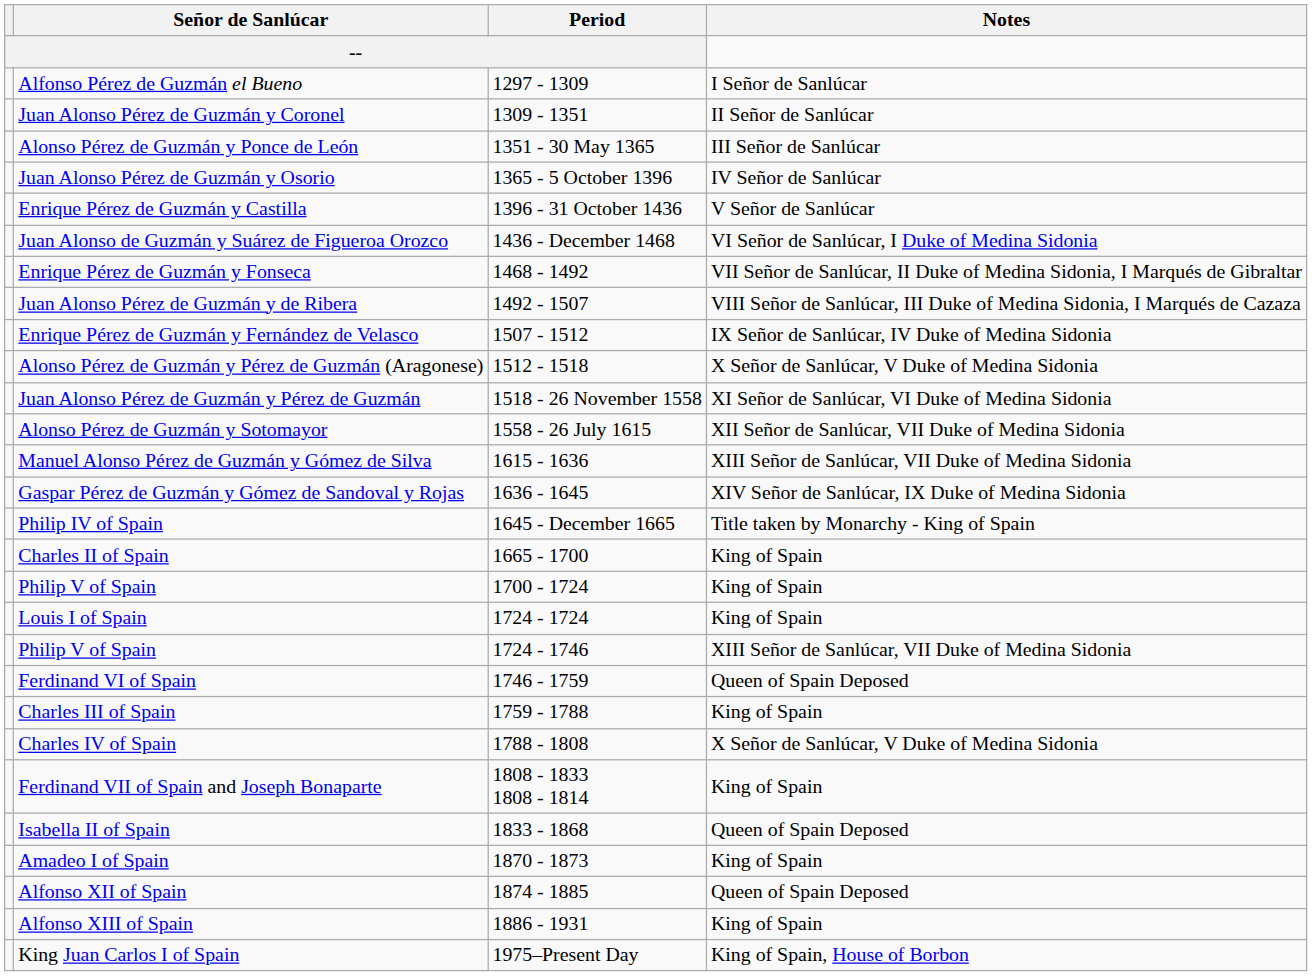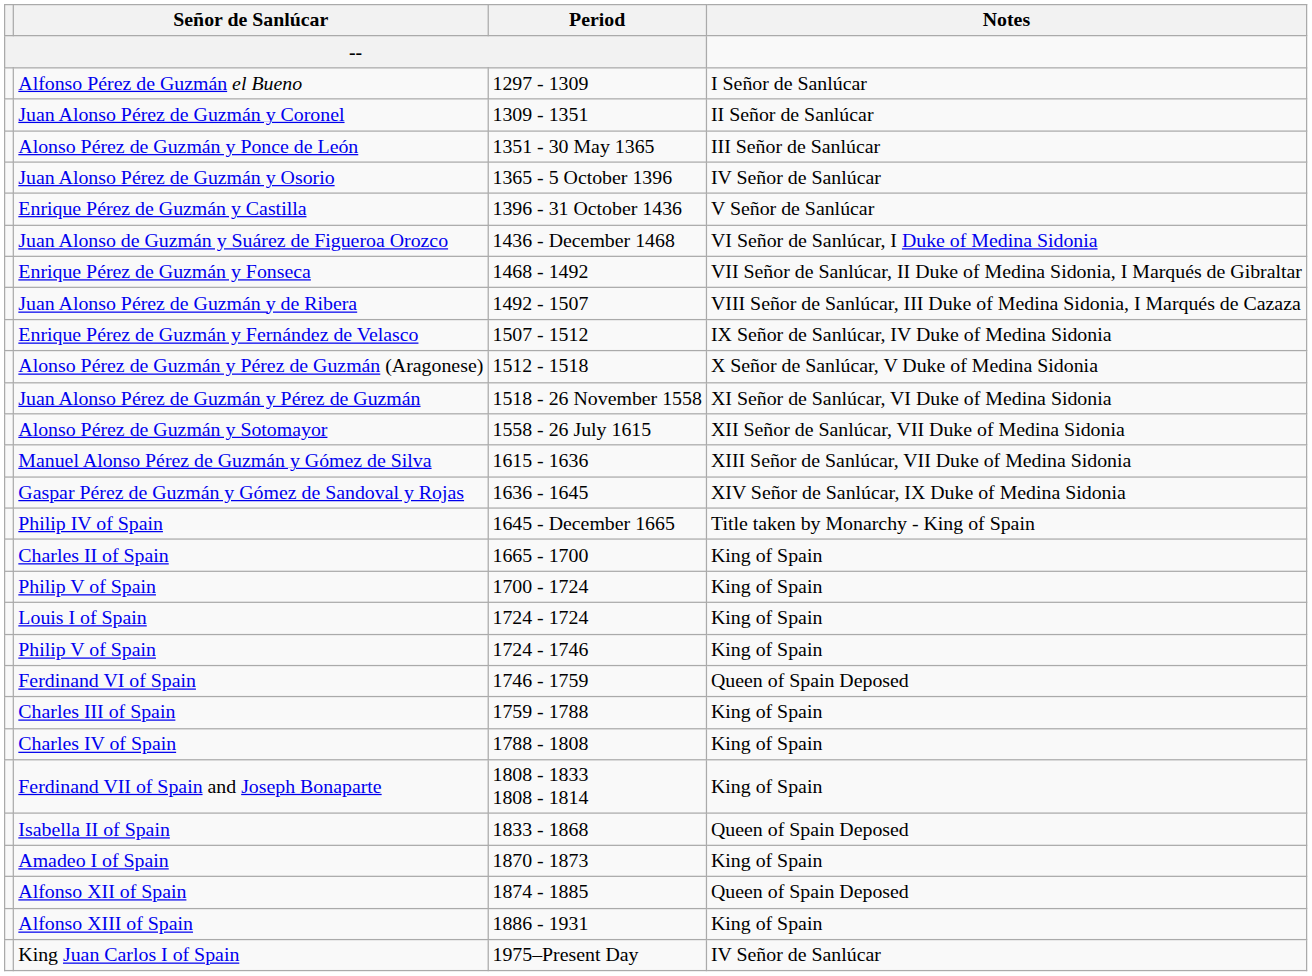(921, 649) XIII Señor de Sanlúcar, VII Duke of Medina Sidonia -> (767, 649) King of Spain
(904, 743) X Señor de Sanlúcar, V Duke of Medina Sidonia -> (767, 743) King of Spain
(840, 955) King of Spain, House of Borbon -> (796, 955) IV Señor de Sanlúcar
